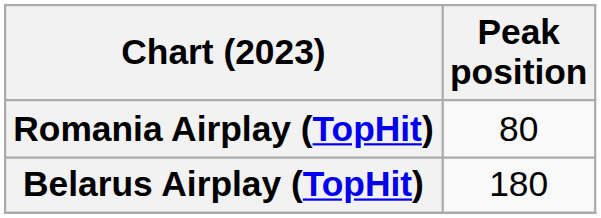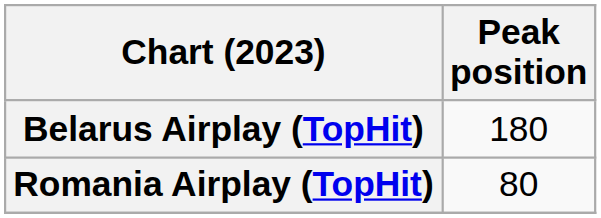rows swapped: (223, 184) <-> (223, 128)
